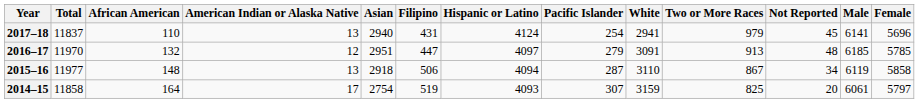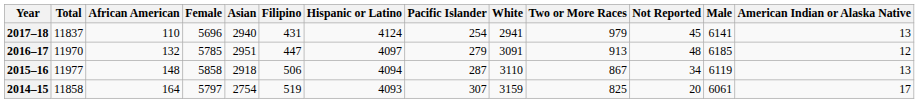columns swapped: (272, 13) <-> (893, 13)
